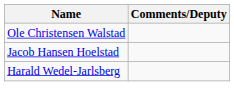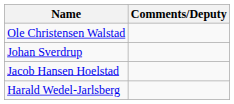+ row: (45, 52)
